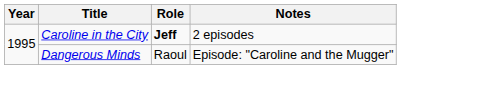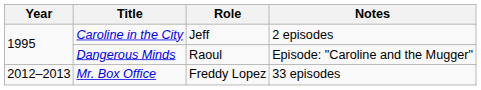(165, 34) bold -> (199, 34) normal
+ row: (116, 74)
